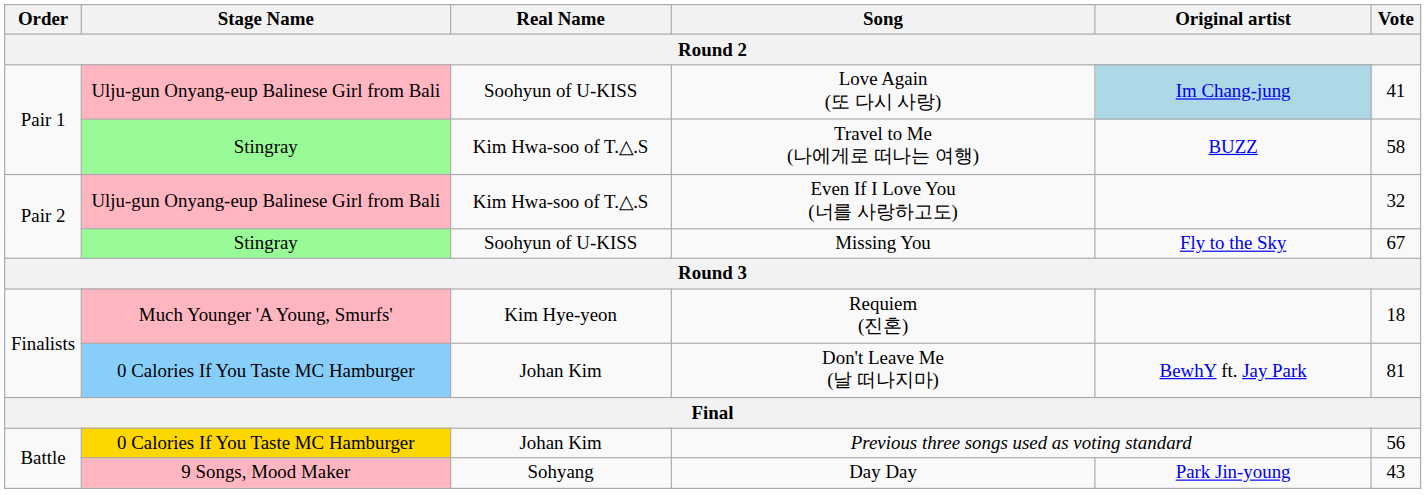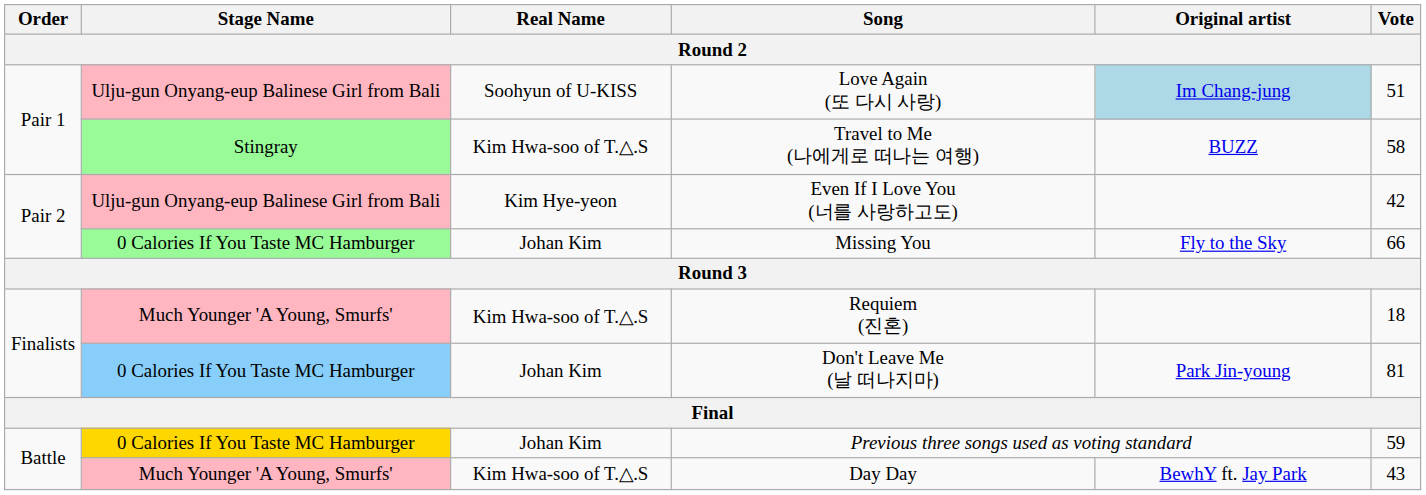(1396, 91) 41 -> (1396, 91) 51
(561, 201) Kim Hwa-soo of T.△.S -> (561, 201) Kim Hye-yeon
(1396, 201) 32 -> (1396, 201) 42
(266, 243) Stingray -> (266, 243) 0 Calories If You Taste MC Hamburger
(561, 243) Soohyun of U-KISS -> (561, 243) Johan Kim
(1396, 243) 67 -> (1396, 243) 66
(561, 315) Kim Hye-yeon -> (561, 316) Kim Hwa-soo of T.△.S
(1233, 370) BewhY ft. Jay Park -> (1233, 370) Park Jin-young
(1396, 442) 56 -> (1396, 442) 59
(266, 472) 9 Songs, Mood Maker -> (266, 473) Much Younger 'A Young, Smurfs'
(561, 472) Sohyang -> (561, 473) Kim Hwa-soo of T.△.S
(1233, 472) Park Jin-young -> (1233, 473) BewhY ft. Jay Park
